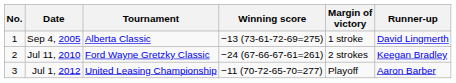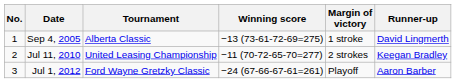(147, 55) Ford Wayne Gretzky Classic -> (151, 55) United Leasing Championship
(272, 55) −24 (67-66-67-61=261) -> (272, 55) −11 (70-72-65-70=277)
(151, 70) United Leasing Championship -> (147, 70) Ford Wayne Gretzky Classic
(272, 70) −11 (70-72-65-70=277) -> (272, 70) −24 (67-66-67-61=261)
